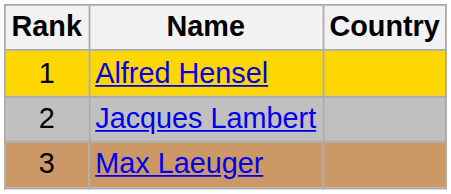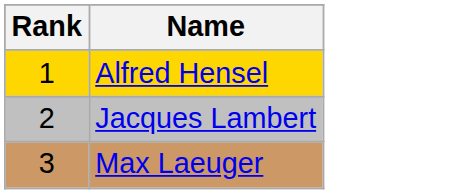- column: (385, 27)
